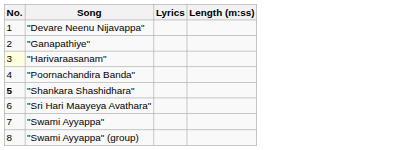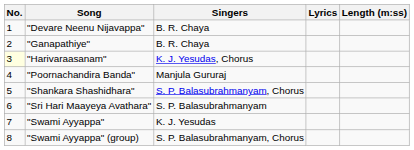+ column: (230, 12)
(9, 91) bold -> (9, 91) normal
